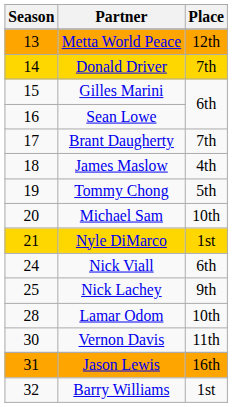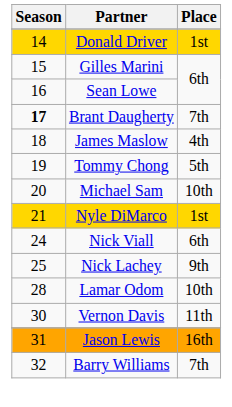- row: (121, 41)
(206, 66) 7th -> (199, 41) 1st
(31, 141) normal -> (39, 116) bold
(206, 389) 1st -> (199, 365) 7th
